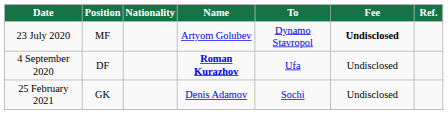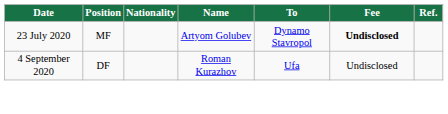(216, 66) bold -> (216, 66) normal
- row: (43, 95)
